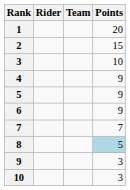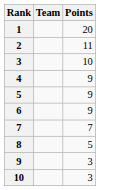- column: (49, 12)
(118, 45) 15 -> (88, 45) 11
(120, 144) lightblue background -> (90, 144) no background
